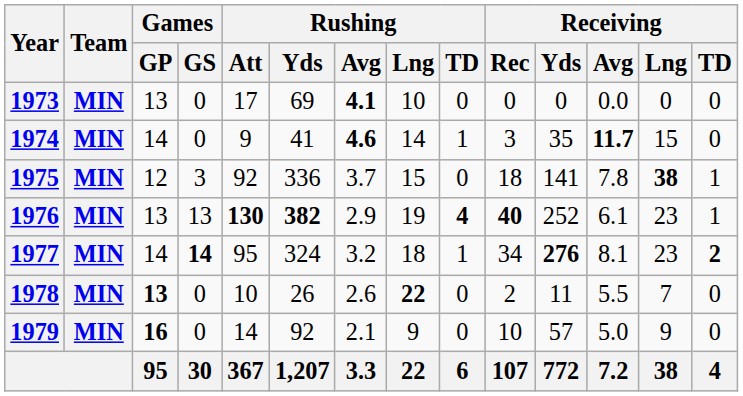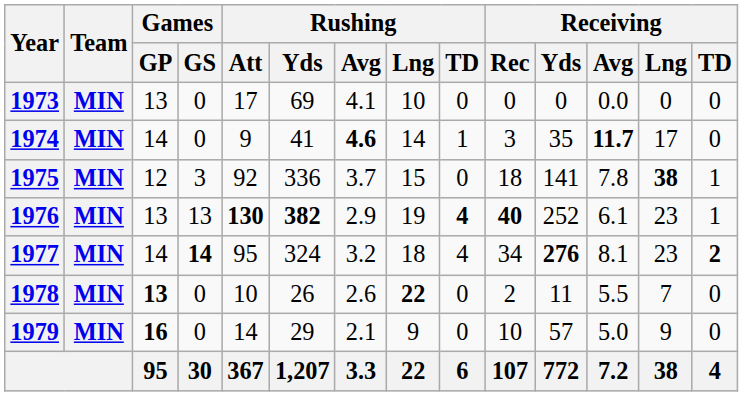(361, 100) bold -> (361, 100) normal
(666, 139) 15 -> (666, 139) 17
(462, 255) 1 -> (462, 255) 4
(302, 332) 92 -> (302, 332) 29
